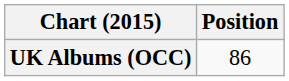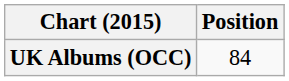(240, 57) 86 -> (240, 57) 84
